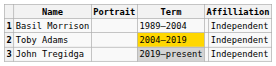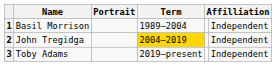(42, 40) Toby Adams -> (50, 40) John Tregidga
(50, 54) John Tregidga -> (42, 54) Toby Adams
(171, 54) lightgrey background -> (171, 54) no background
